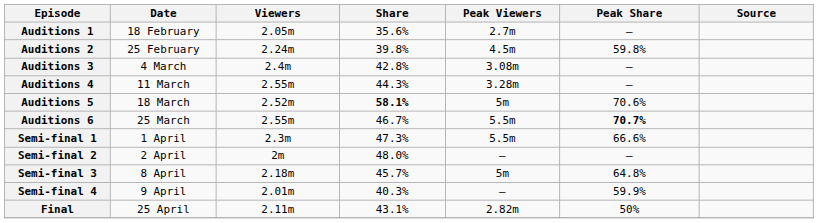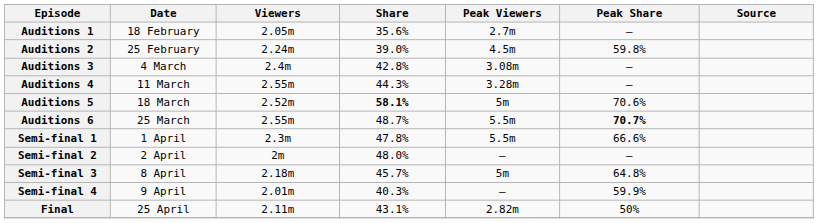(392, 49) 39.8% -> (392, 49) 39.0%
(392, 120) 46.7% -> (392, 120) 48.7%
(392, 138) 47.3% -> (392, 138) 47.8%
